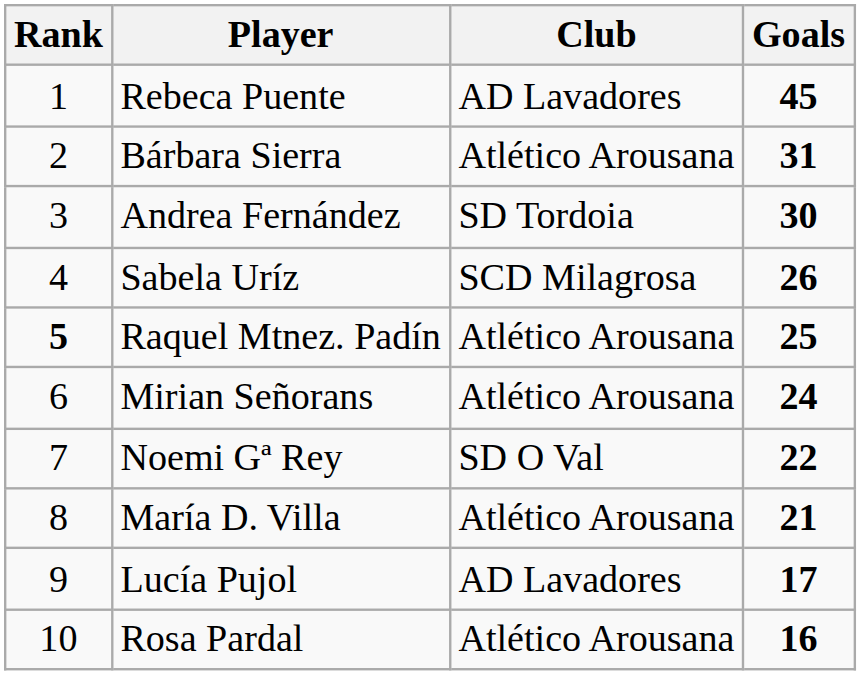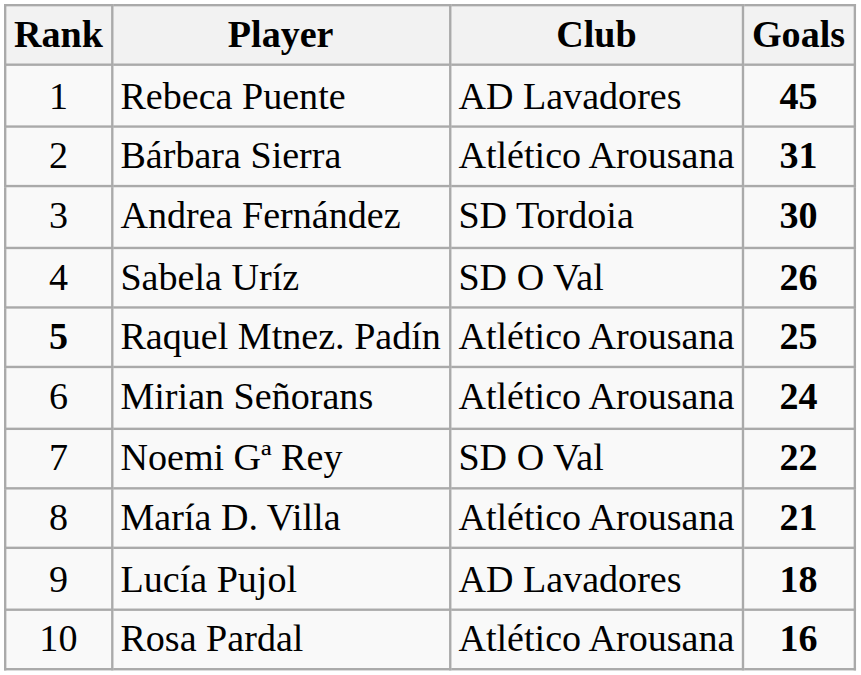(577, 276) SCD Milagrosa -> (531, 276) SD O Val
(799, 578) 17 -> (799, 578) 18
